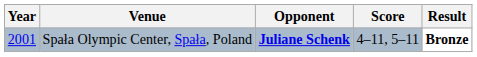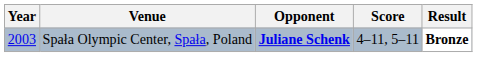(22, 39) 2001 -> (22, 39) 2003
